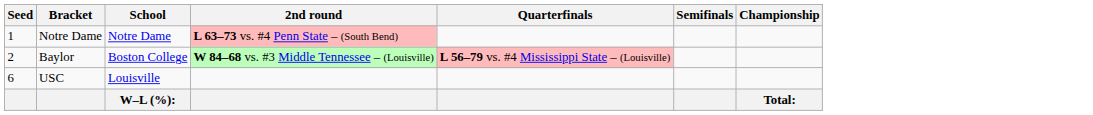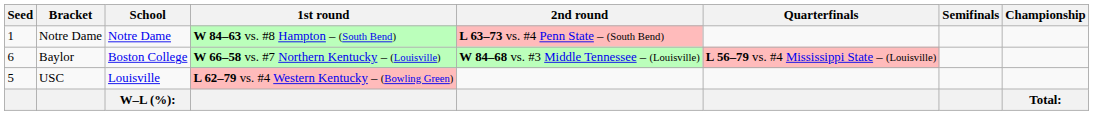+ column: (323, 15)
(11, 57) 2 -> (11, 57) 6
(11, 78) 6 -> (11, 78) 5
